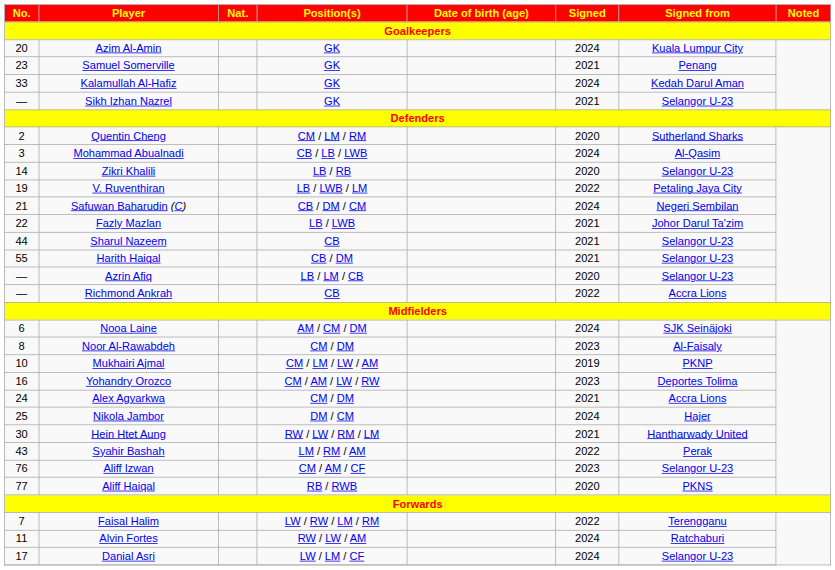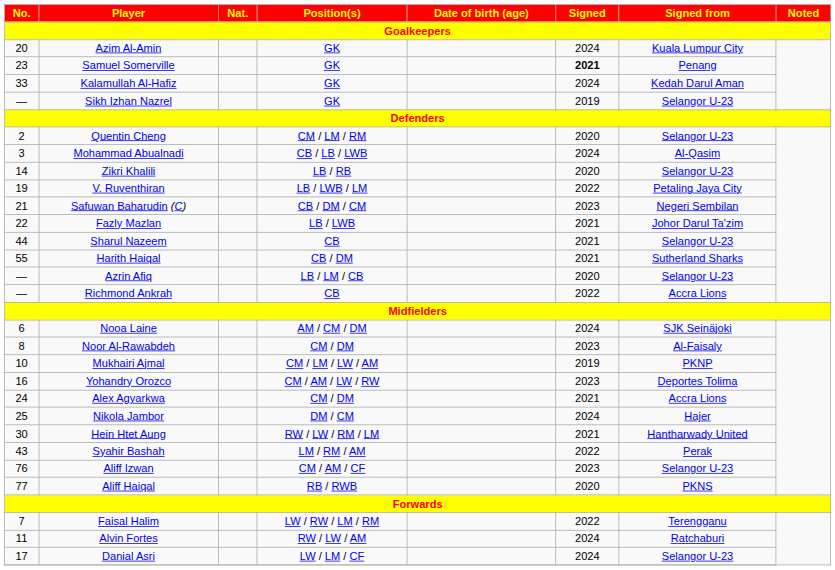(587, 66) normal -> (587, 66) bold
(587, 101) 2021 -> (587, 101) 2019
(698, 136) Sutherland Sharks -> (698, 136) Selangor U-23
(587, 206) 2024 -> (587, 206) 2023
(698, 259) Selangor U-23 -> (698, 259) Sutherland Sharks
